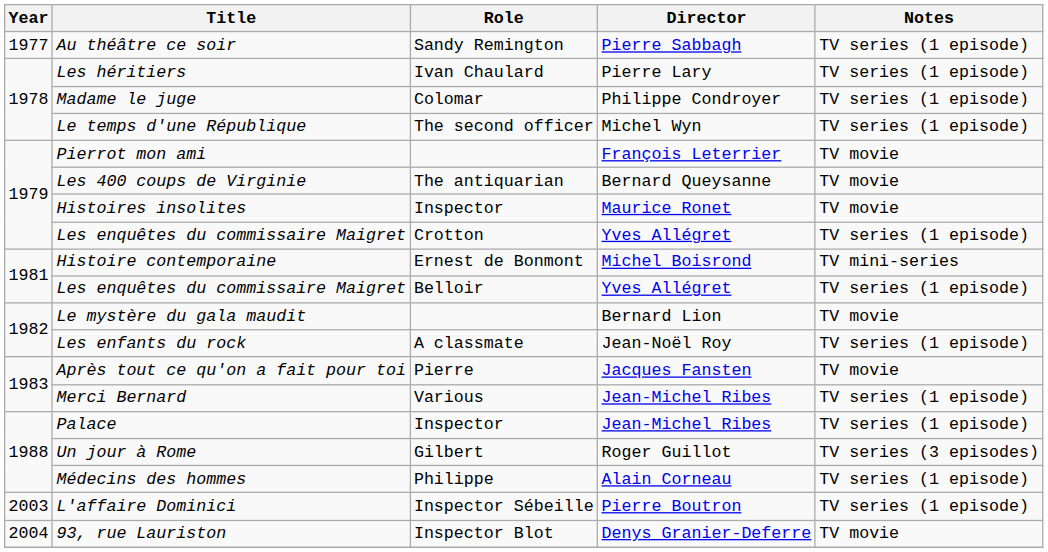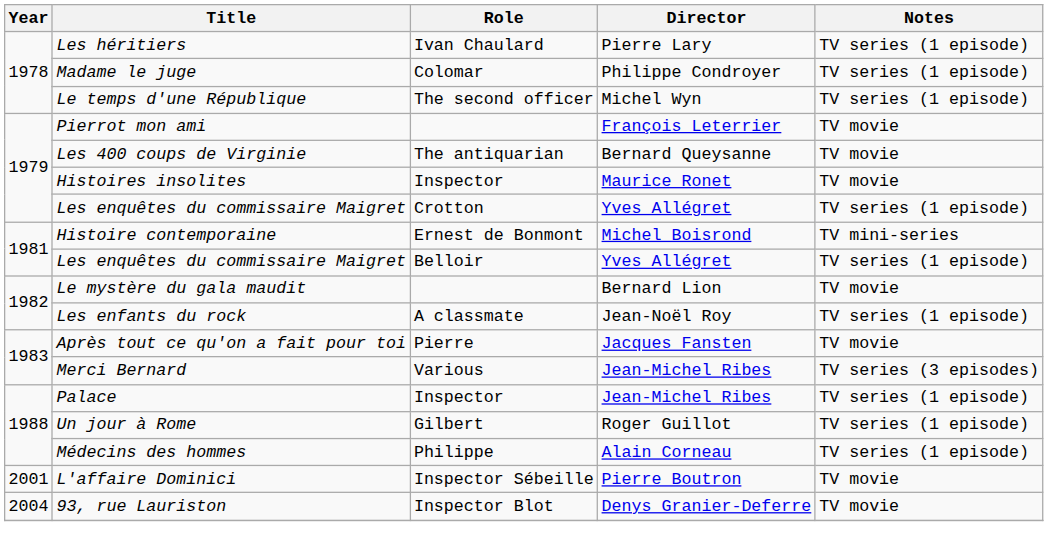- row: (146, 45)
(924, 398) TV series (1 episode) -> (929, 371) TV series (3 episodes)
(929, 452) TV series (3 episodes) -> (924, 425) TV series (1 episode)
(29, 506) 2003 -> (29, 479) 2001
(924, 506) TV series (1 episode) -> (859, 479) TV movie
